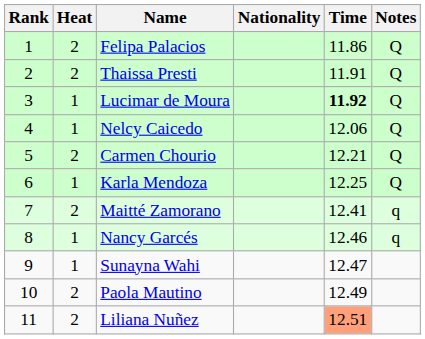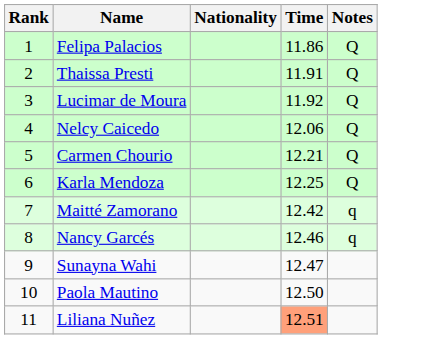- column: (75, 18)
(348, 100) bold -> (304, 100) normal
(348, 210) 12.41 -> (304, 210) 12.42
(348, 292) 12.49 -> (304, 292) 12.50
